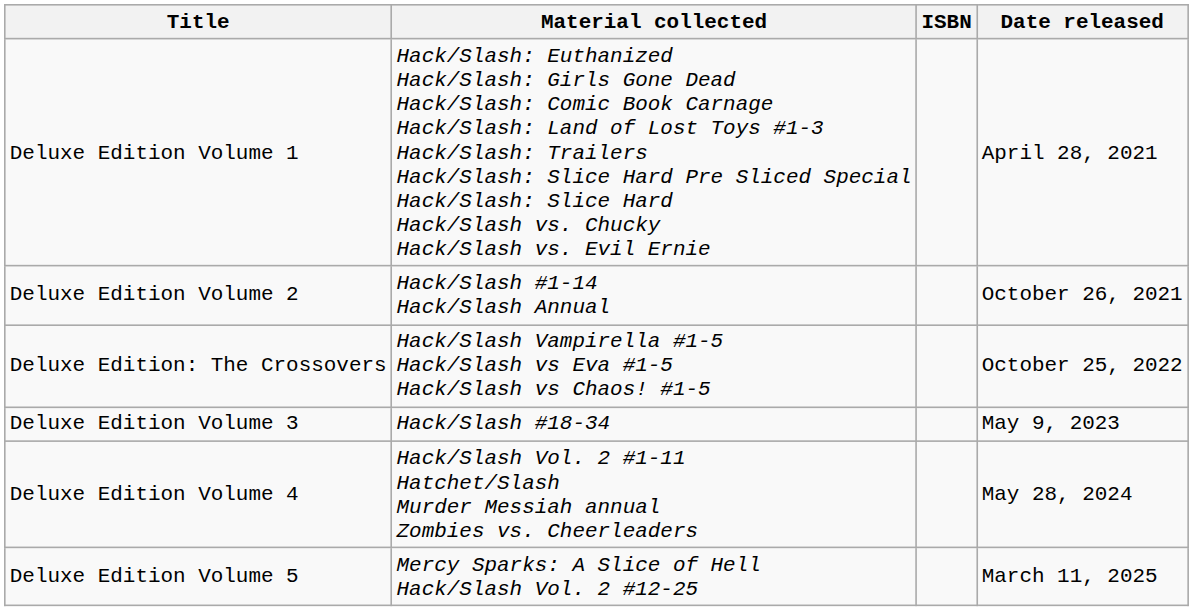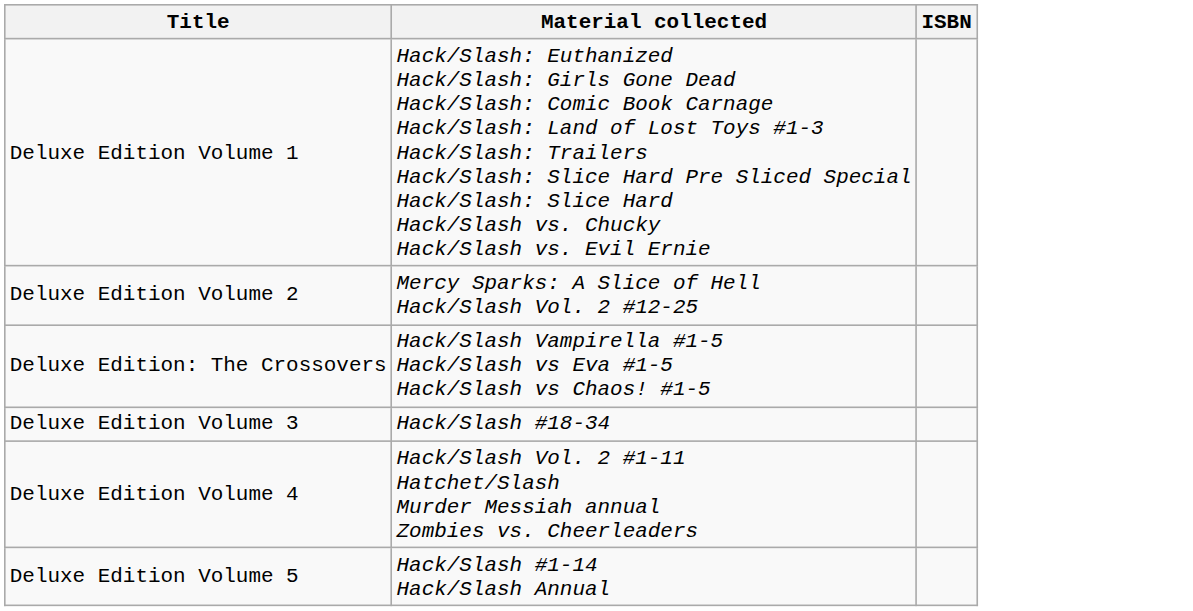- column: (1082, 22)
(503, 295) Hack/Slash #1-14 Hack/Slash Annual -> (579, 295) Mercy Sparks: A Slice of Hell Hack/Slash Vol. 2 #12-25
(579, 577) Mercy Sparks: A Slice of Hell Hack/Slash Vol. 2 #12-25 -> (503, 577) Hack/Slash #1-14 Hack/Slash Annual
